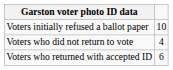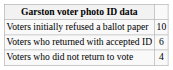rows swapped: (79, 57) <-> (70, 42)
